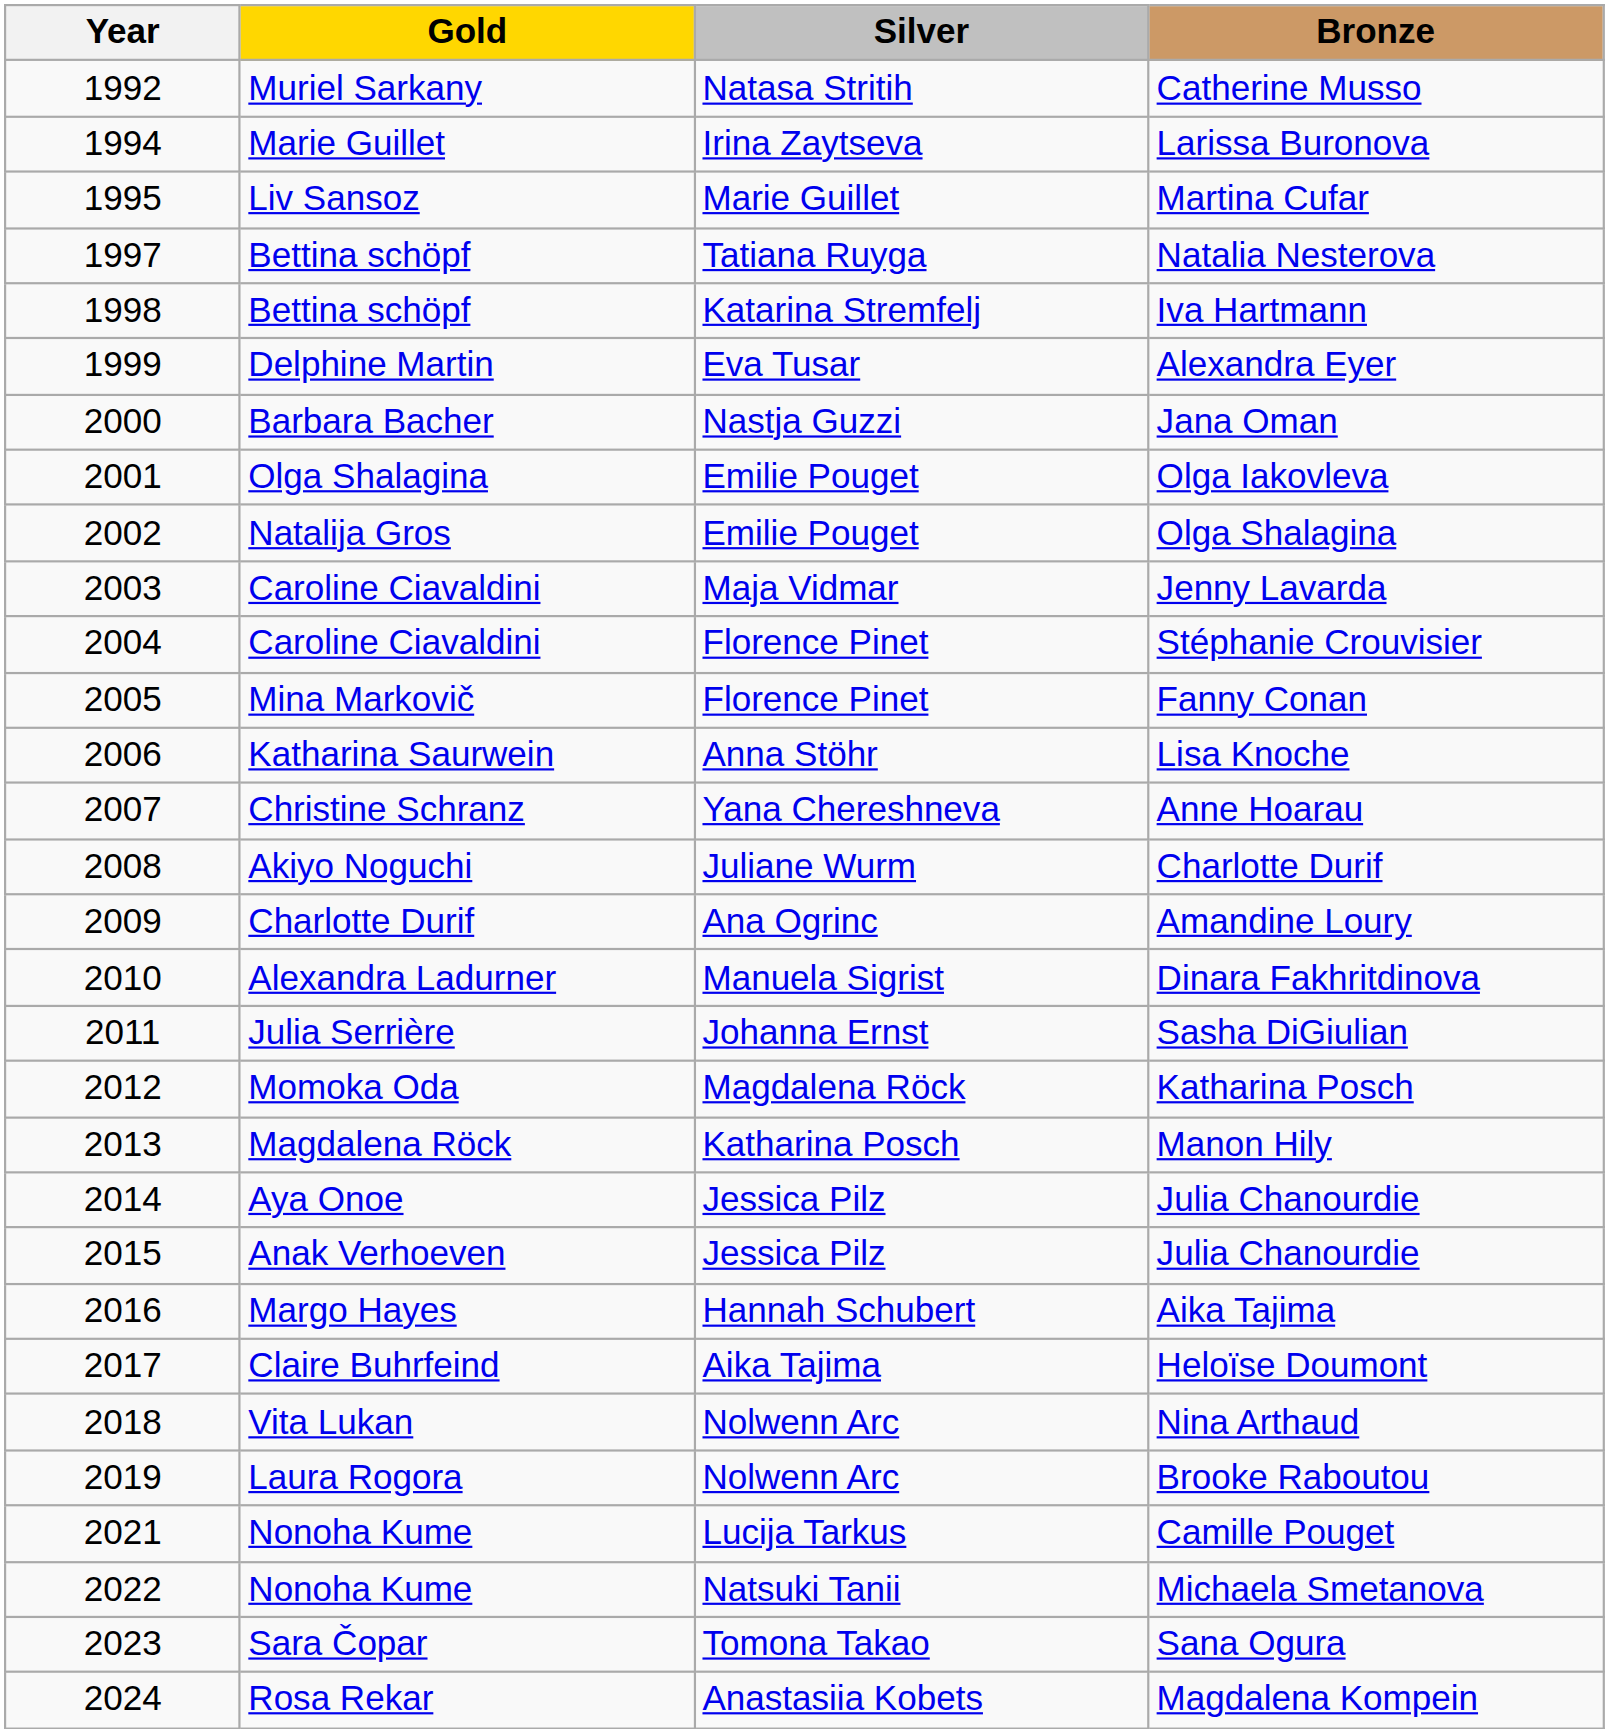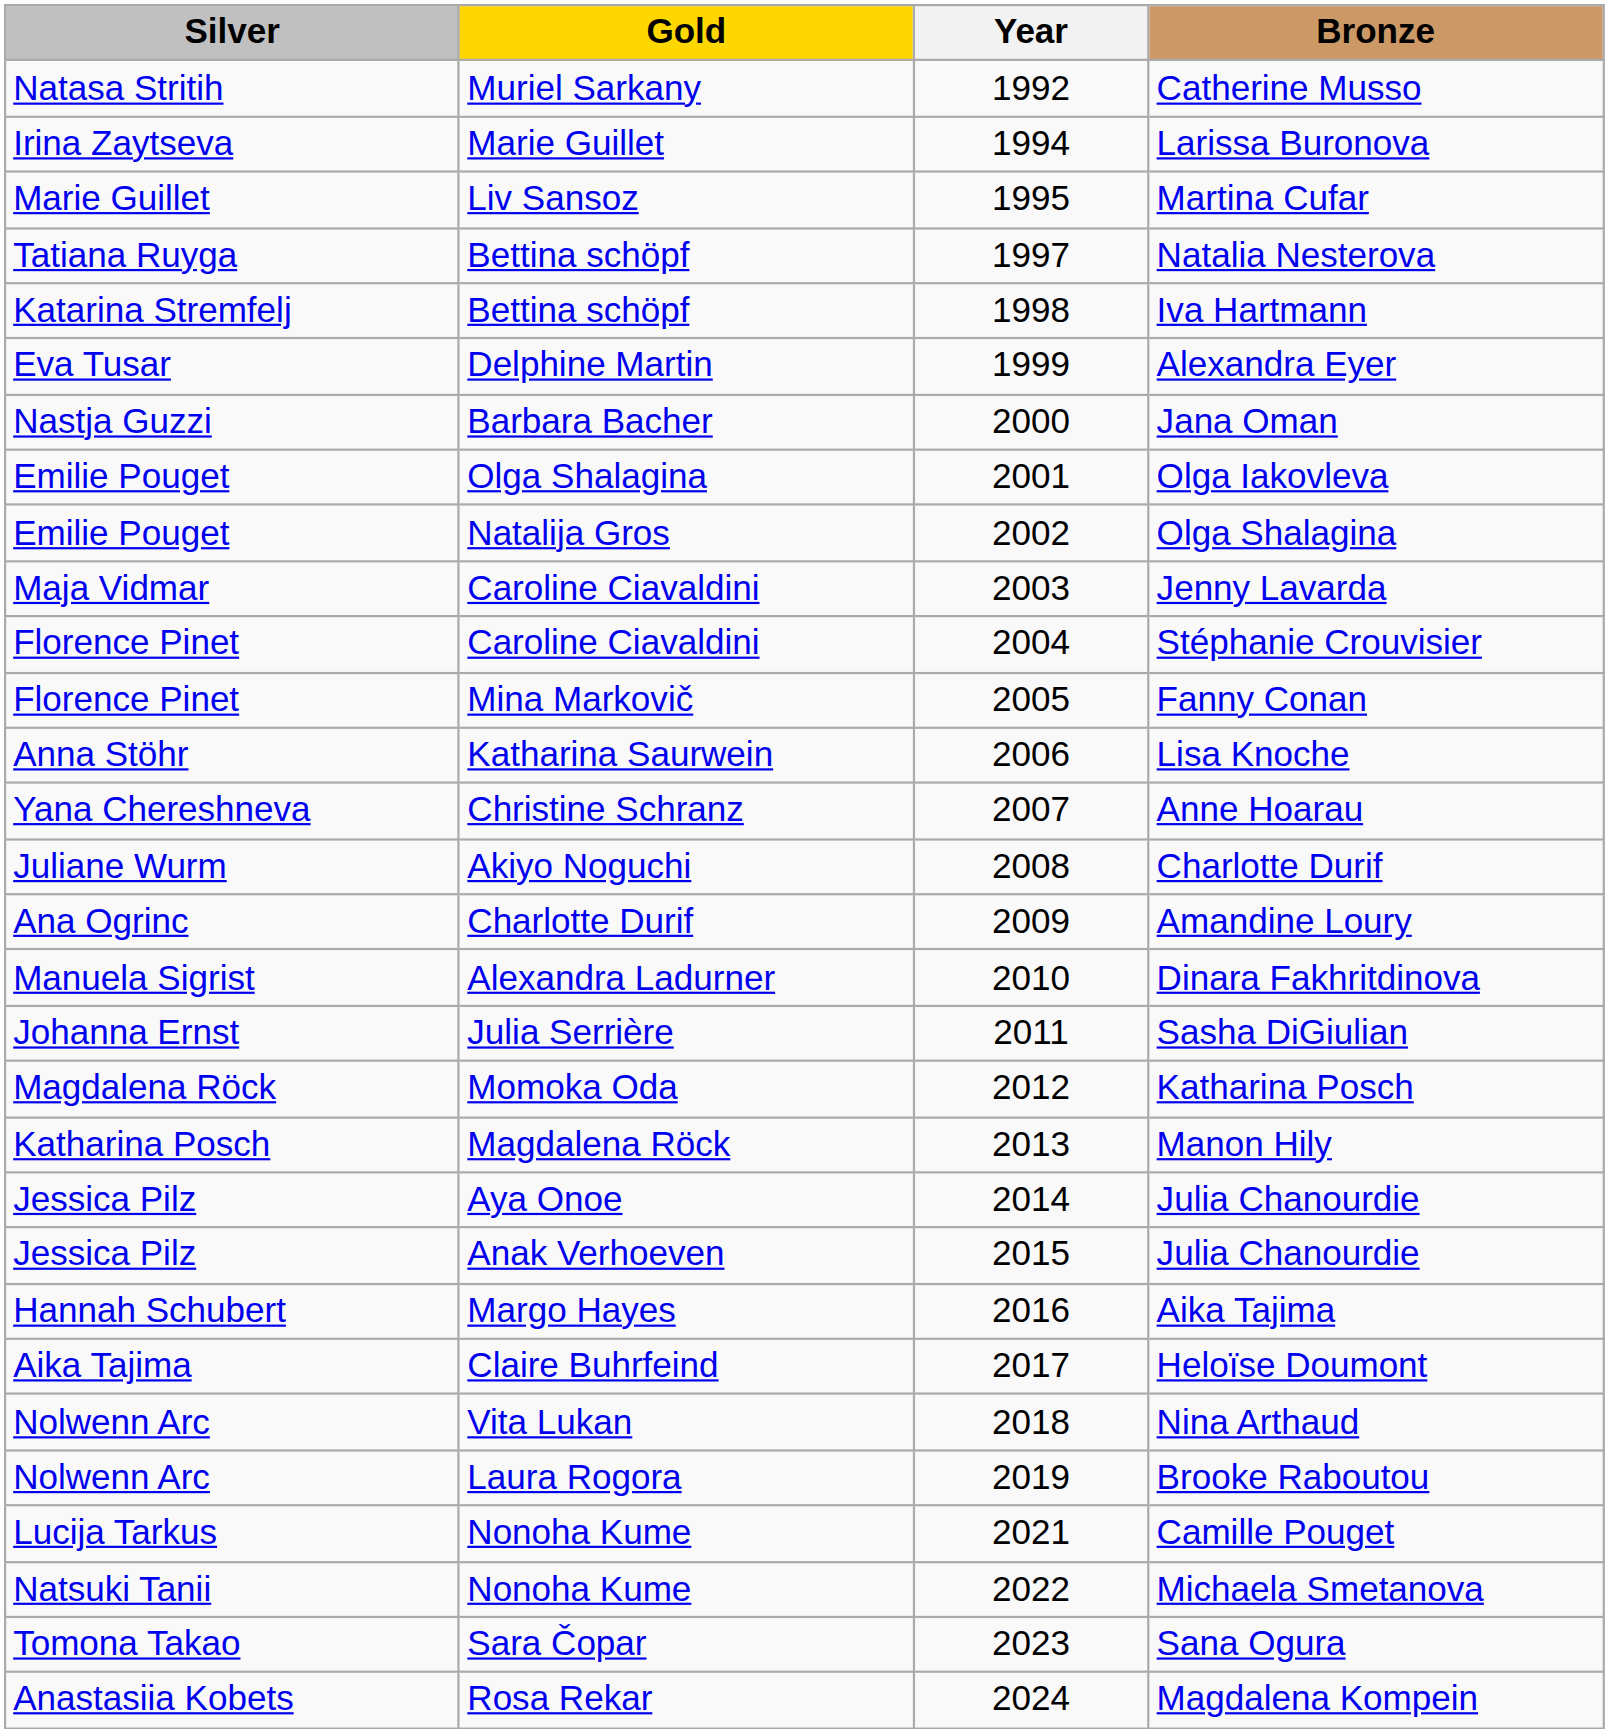columns swapped: (123, 32) <-> (921, 32)
